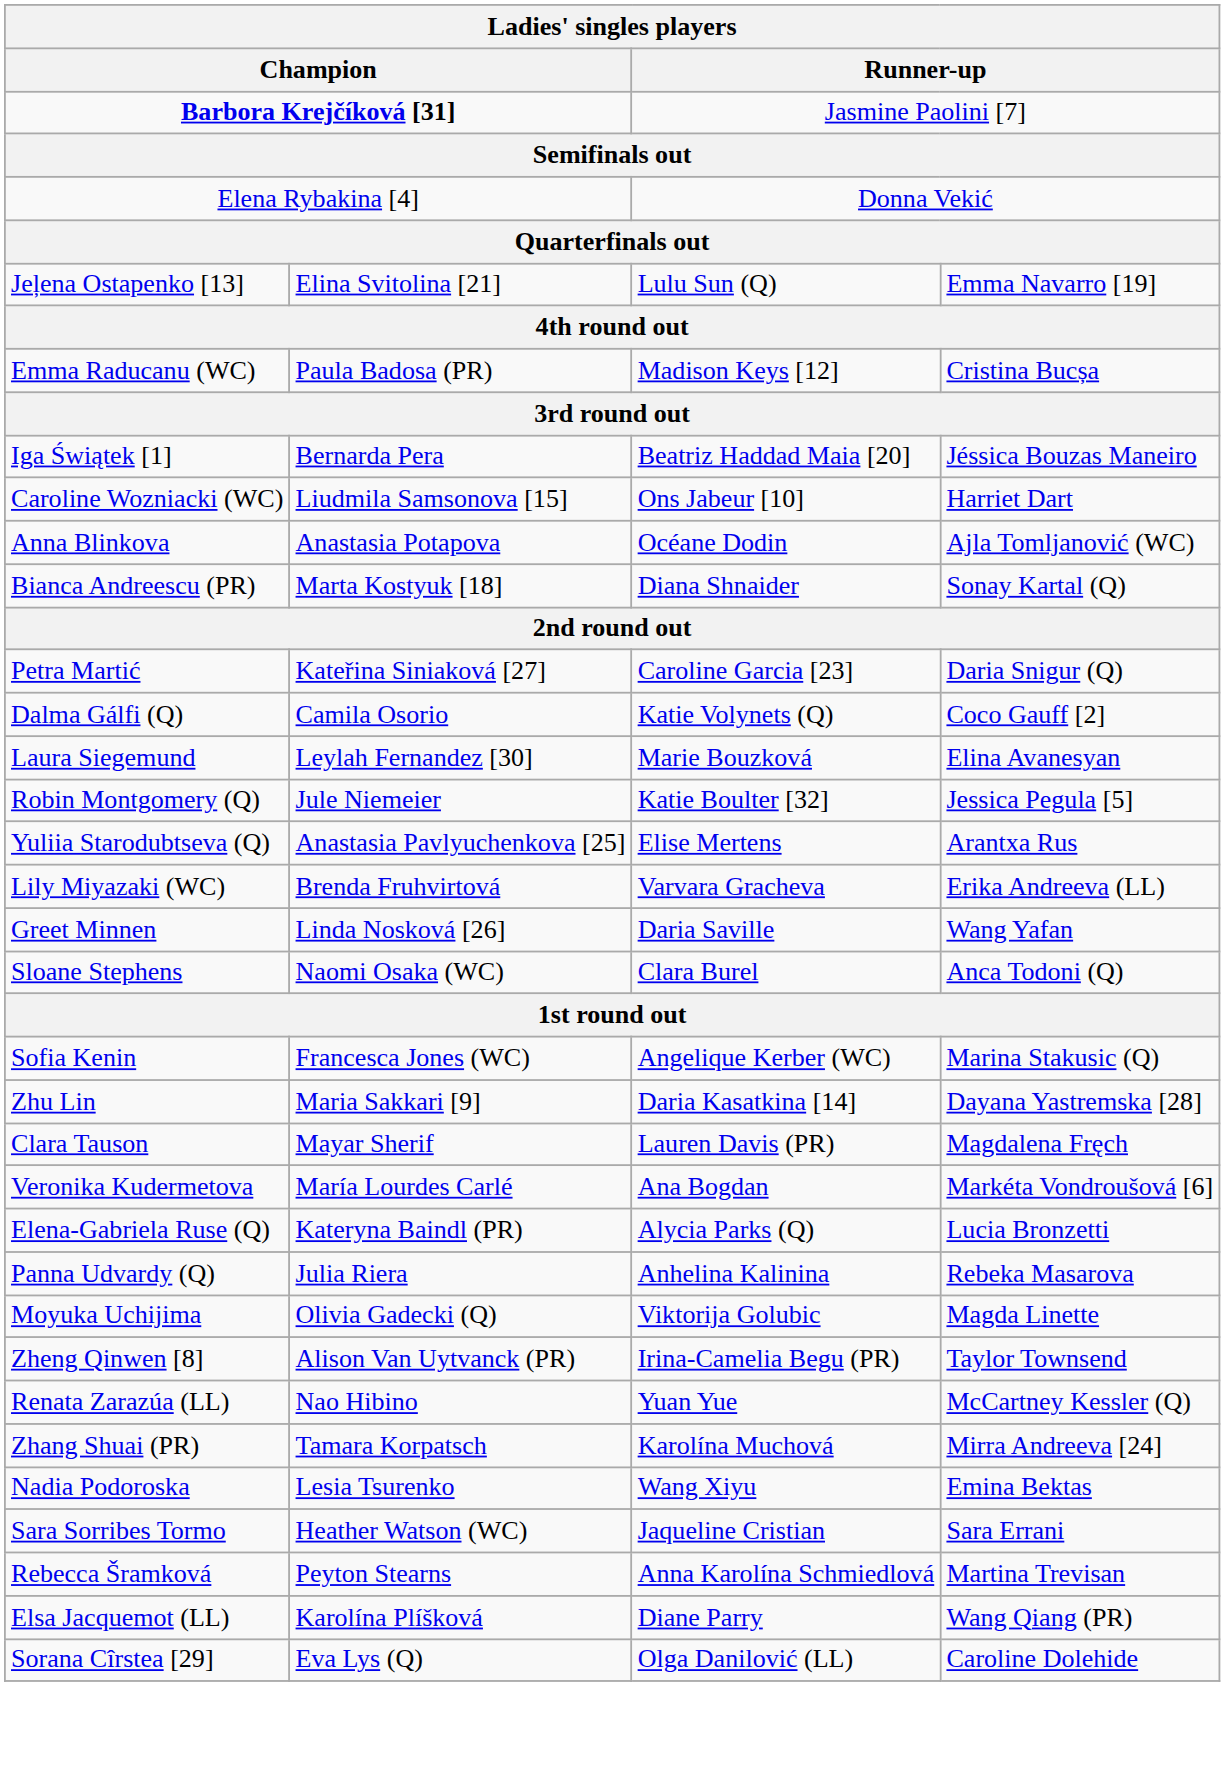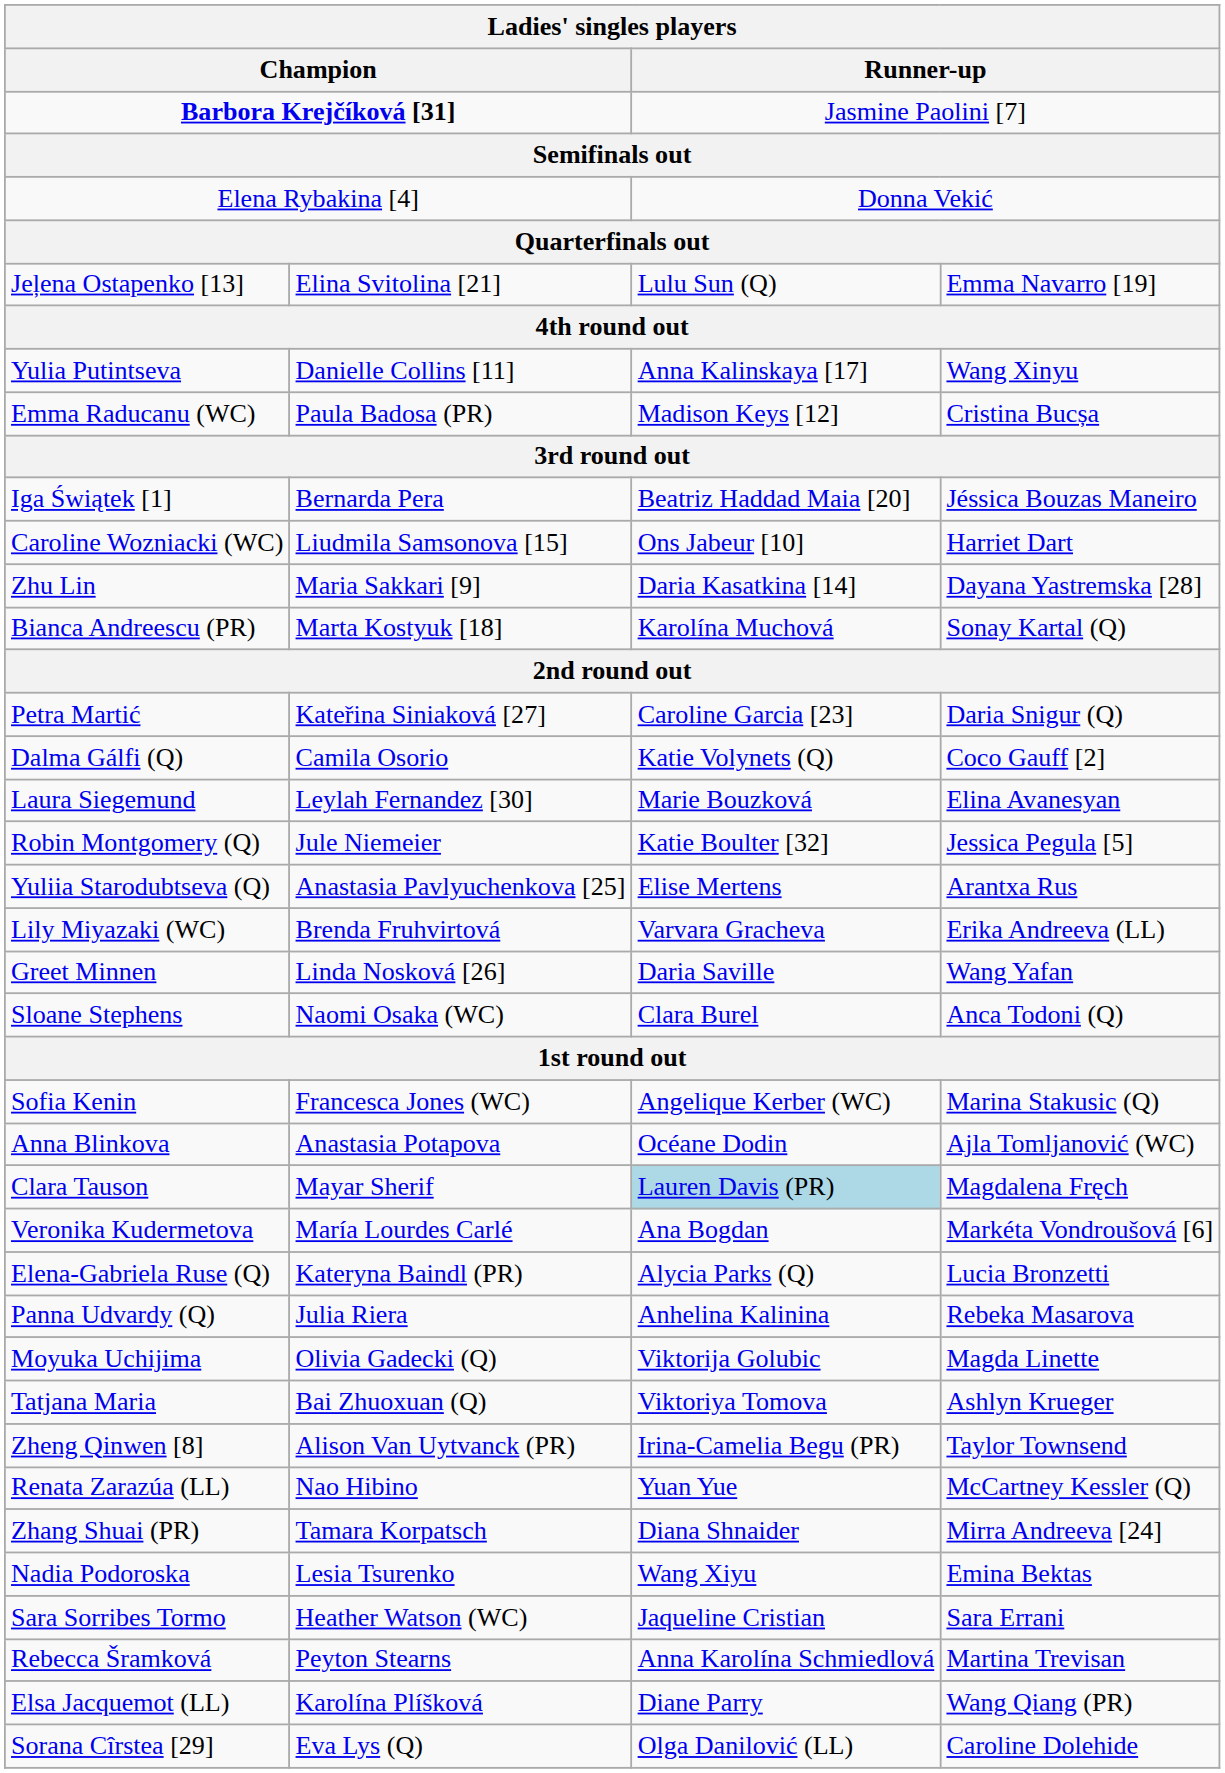+ row: (96, 370)
rows swapped: (53, 1101) <-> (90, 542)
(718, 585) Diana Shnaider -> (736, 628) Karolína Muchová
(736, 1144) no background -> (736, 1187) lightblue background
+ row: (84, 1401)
(736, 1444) Karolína Muchová -> (718, 1530) Diana Shnaider
